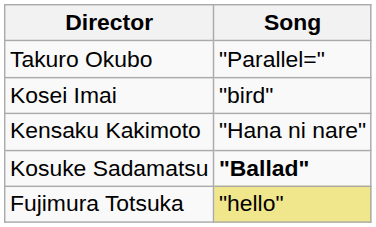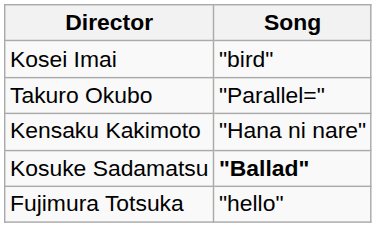rows swapped: (63, 95) <-> (81, 58)
(251, 204) khaki background -> (251, 204) no background
